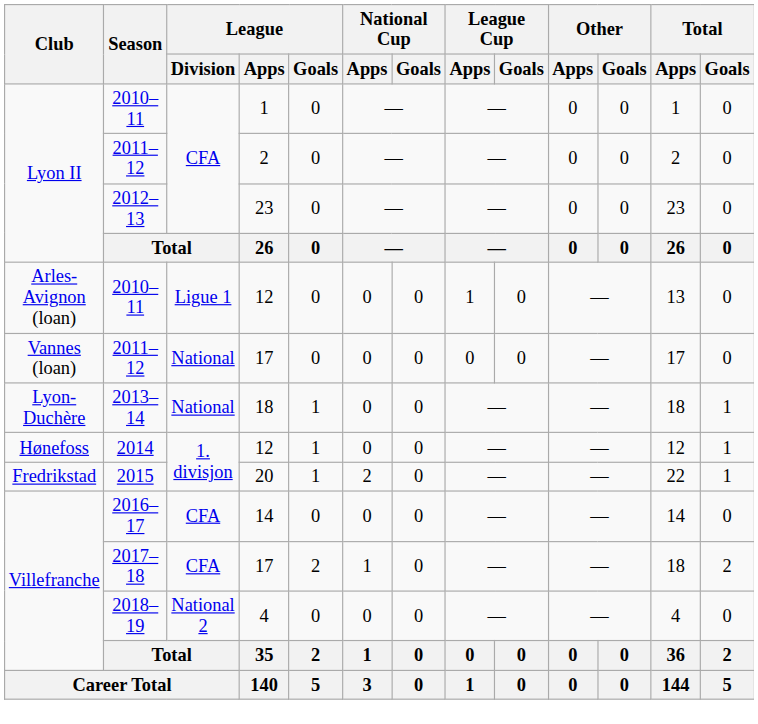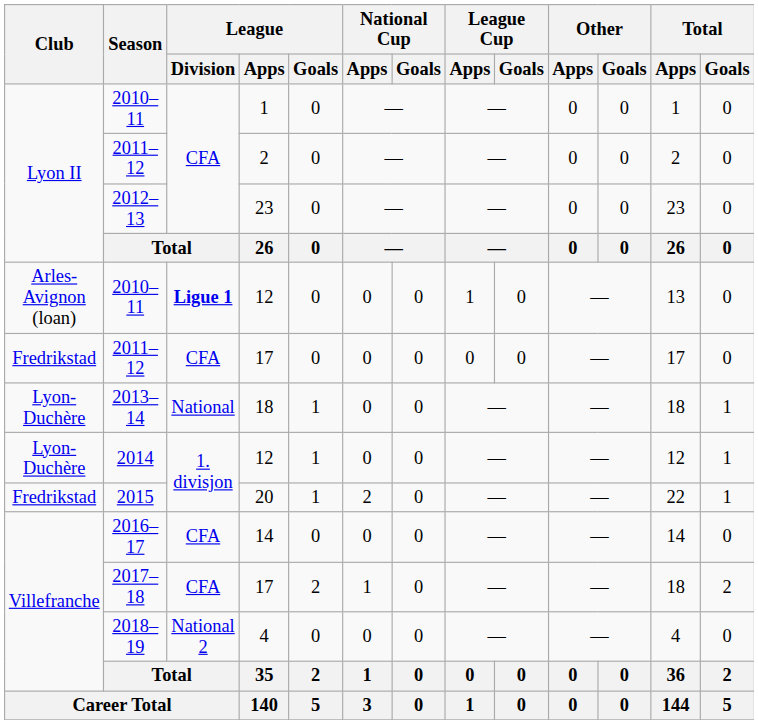(203, 297) normal -> (203, 297) bold
(54, 357) Vannes (loan) -> (54, 357) Fredrikstad
(203, 357) National -> (203, 357) CFA
(54, 447) Hønefoss -> (54, 457) Lyon-Duchère
